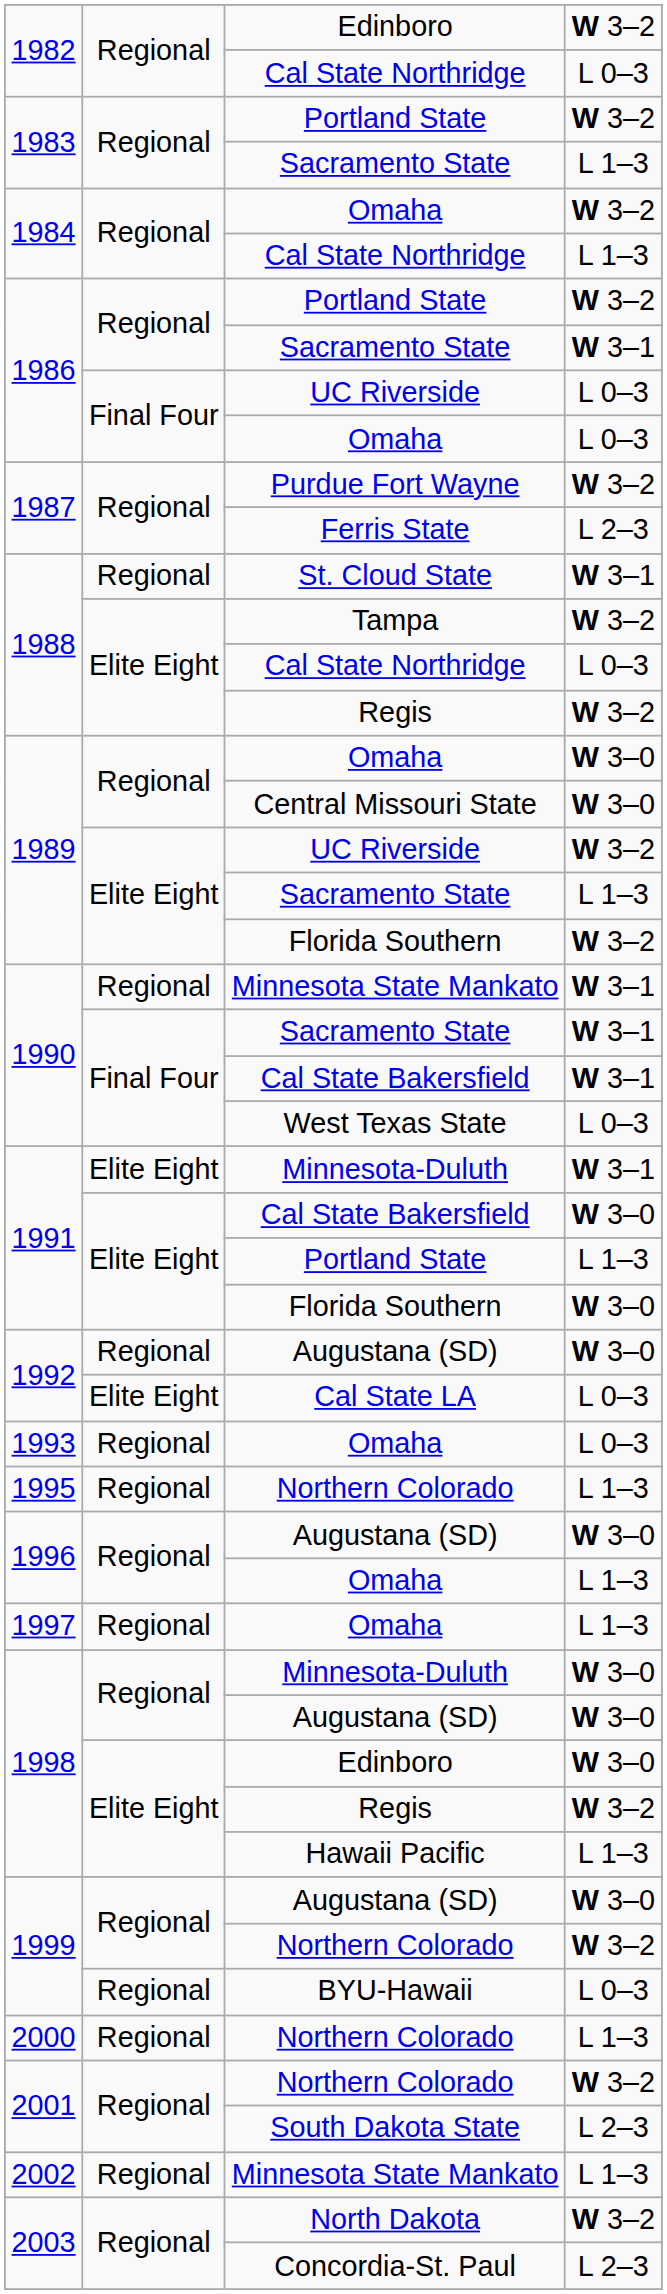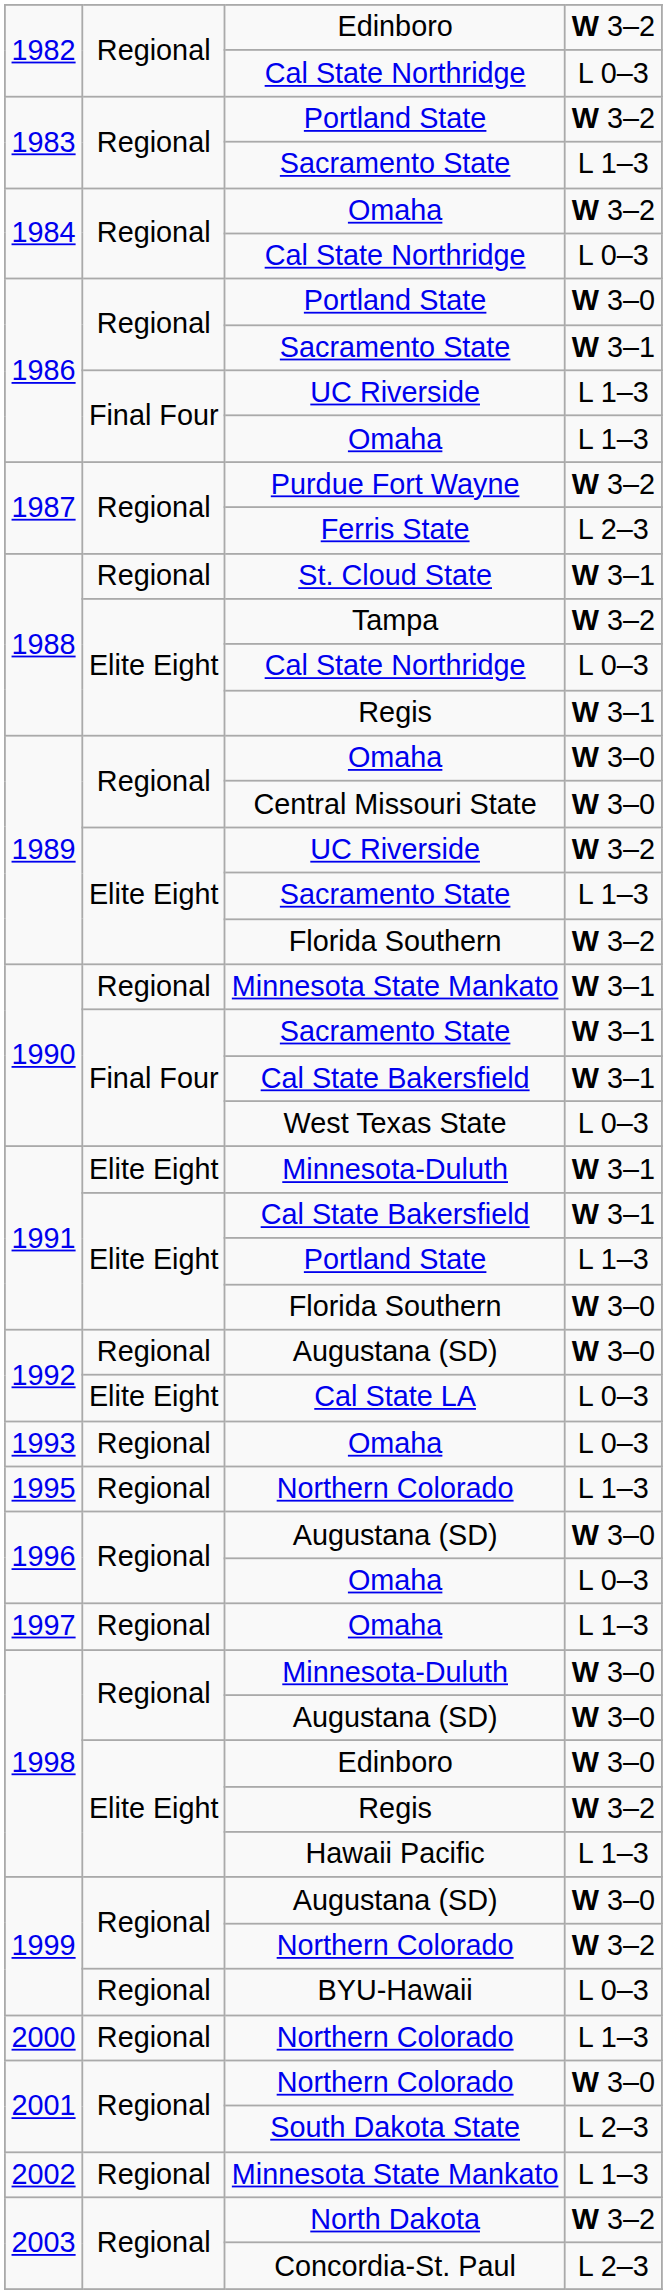(613, 255) L 1–3 -> (613, 255) L 0–3
(613, 301) W 3–2 -> (613, 301) W 3–0
(613, 392) L 0–3 -> (613, 392) L 1–3
(613, 438) L 0–3 -> (613, 438) L 1–3
(613, 712) W 3–2 -> (613, 712) W 3–1
(613, 1214) W 3–0 -> (613, 1214) W 3–1
(613, 1580) L 1–3 -> (613, 1580) L 0–3
(613, 2082) W 3–2 -> (613, 2082) W 3–0
